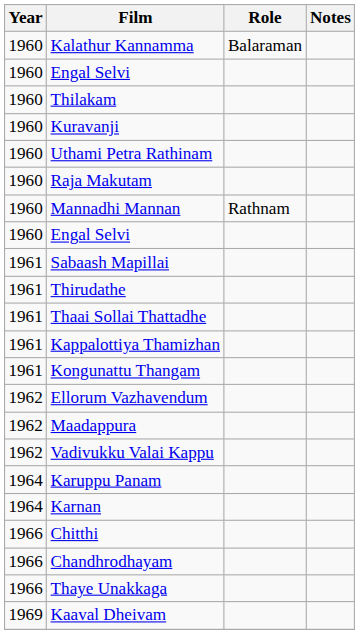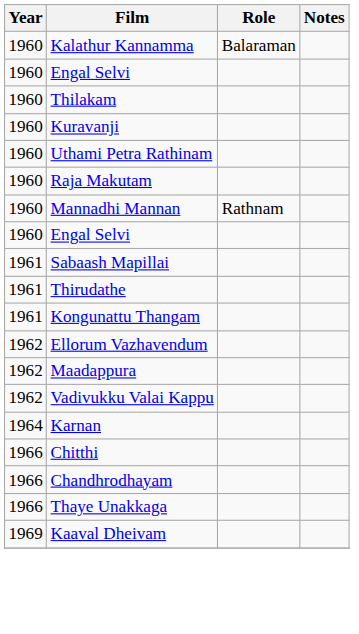- row: (26, 316)
- row: (26, 343)
- row: (26, 479)
